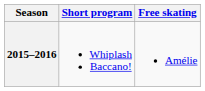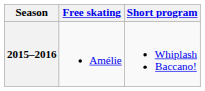columns swapped: (97, 13) <-> (167, 13)
